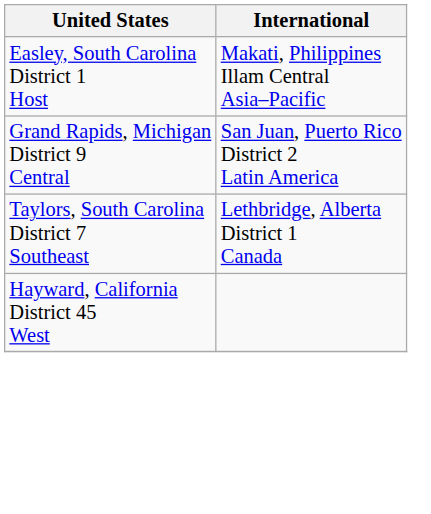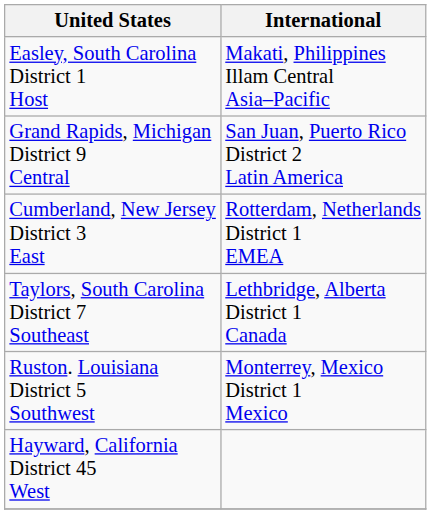+ row: (113, 233)
+ row: (84, 390)
